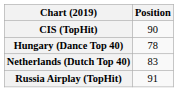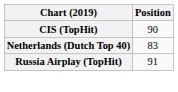- row: (68, 45)
